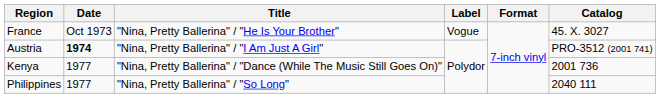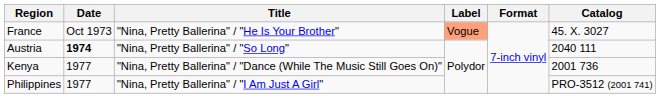(463, 31) no background -> (463, 31) lightsalmon background
(220, 48) "Nina, Pretty Ballerina" / "I Am Just A Girl" -> (203, 48) "Nina, Pretty Ballerina" / "So Long"
(602, 48) PRO-3512 (2001 741) -> (574, 48) 2040 111
(203, 84) "Nina, Pretty Ballerina" / "So Long" -> (220, 84) "Nina, Pretty Ballerina" / "I Am Just A Girl"
(574, 84) 2040 111 -> (602, 84) PRO-3512 (2001 741)
